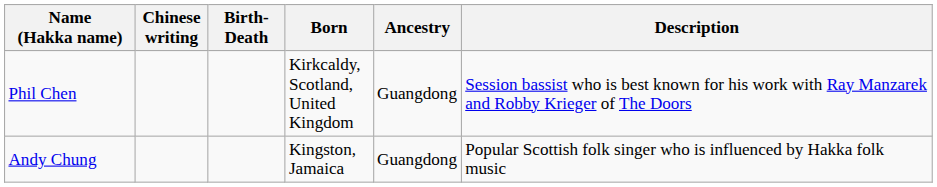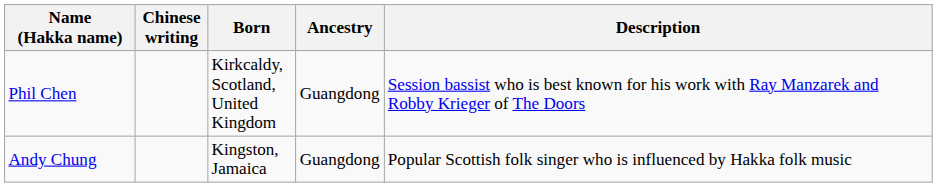- column: (246, 27)
